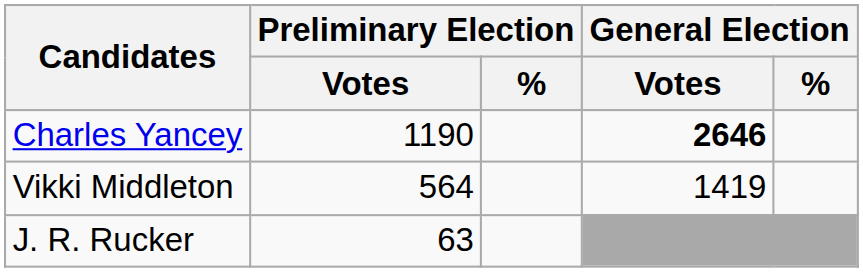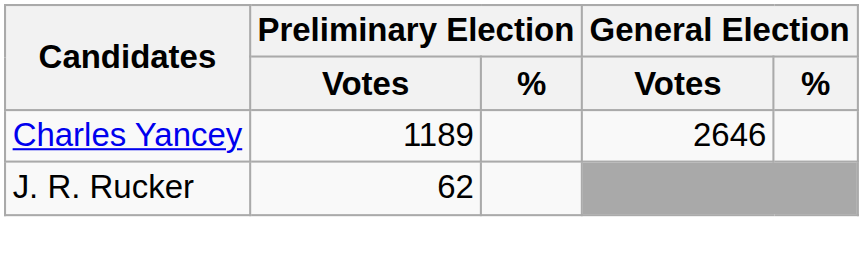(438, 135) 1190 -> (438, 135) 1189
(730, 135) bold -> (730, 135) normal
- row: (123, 187)
(455, 239) 63 -> (455, 187) 62
